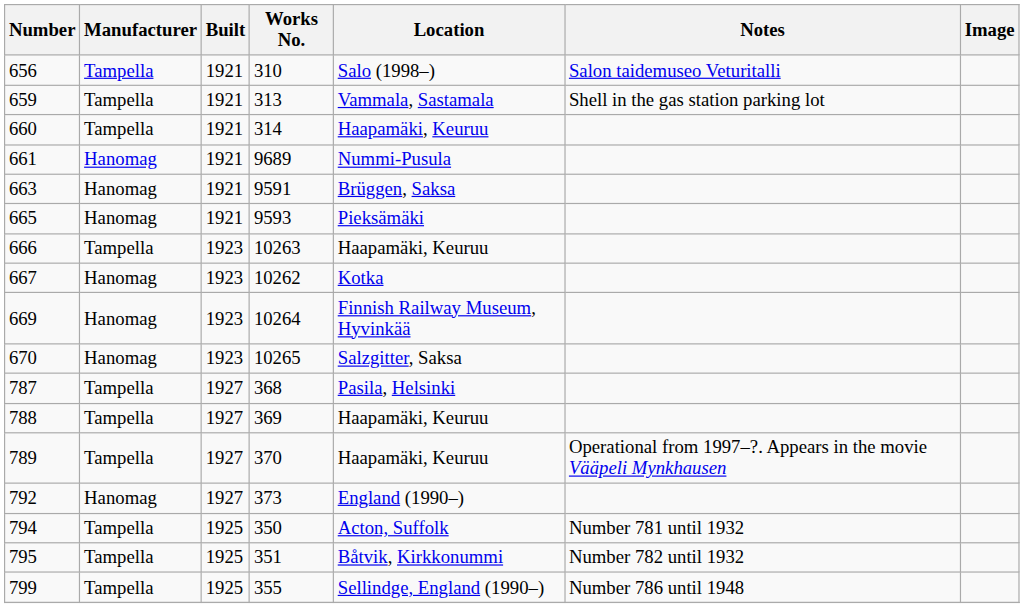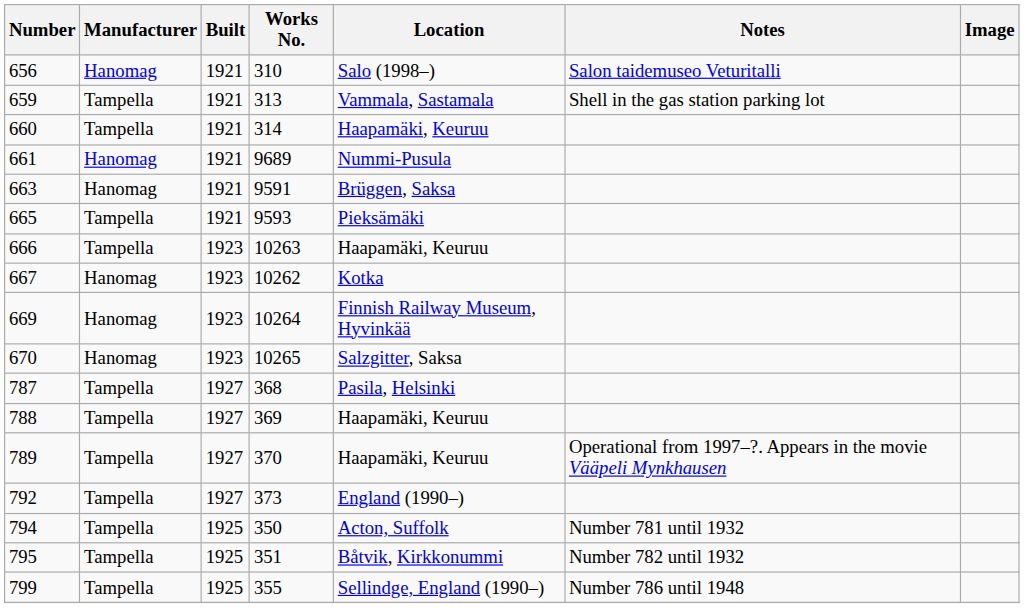(119, 70) Tampella -> (120, 70) Hanomag
(120, 218) Hanomag -> (119, 218) Tampella
(120, 498) Hanomag -> (119, 498) Tampella
